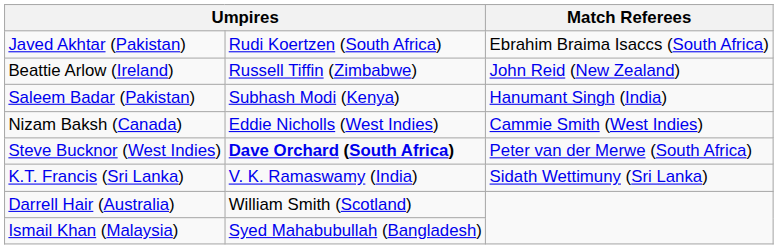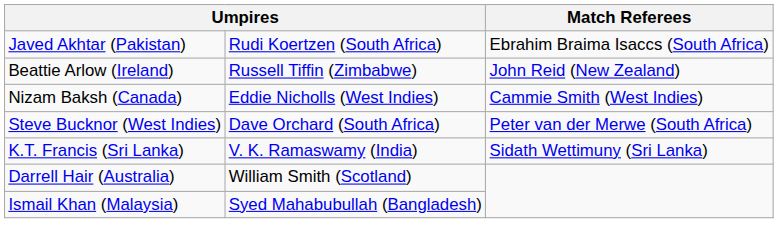- row: (102, 97)
(341, 151) bold -> (334, 124) normal
